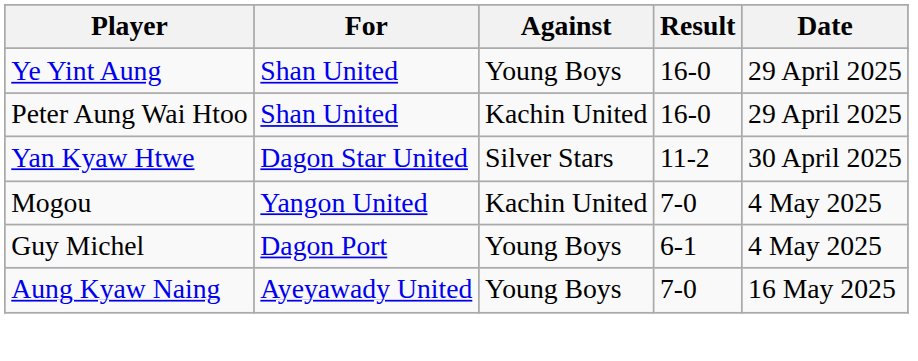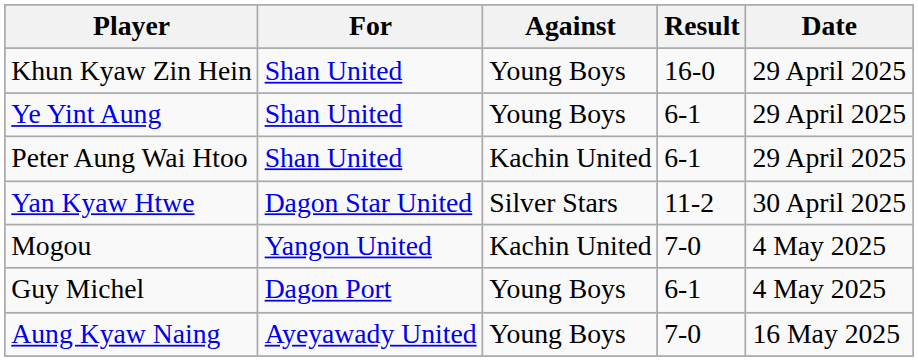+ row: (132, 70)
(685, 70) 16-0 -> (683, 114) 6-1
(685, 114) 16-0 -> (683, 158) 6-1
